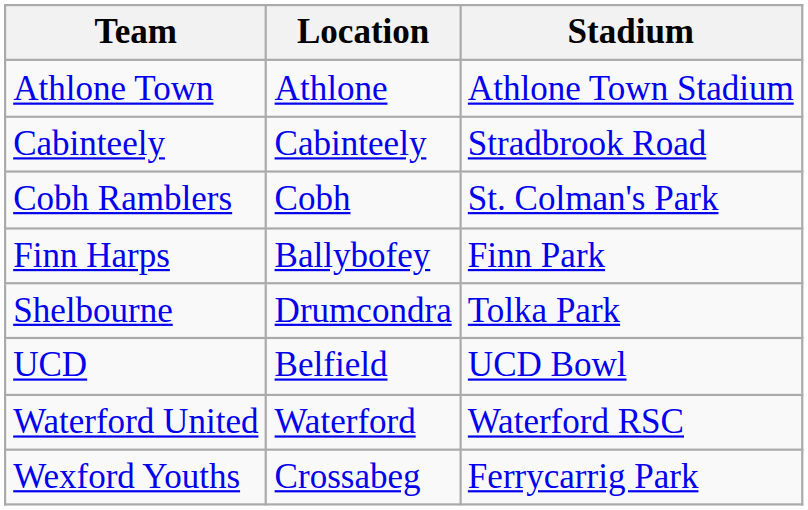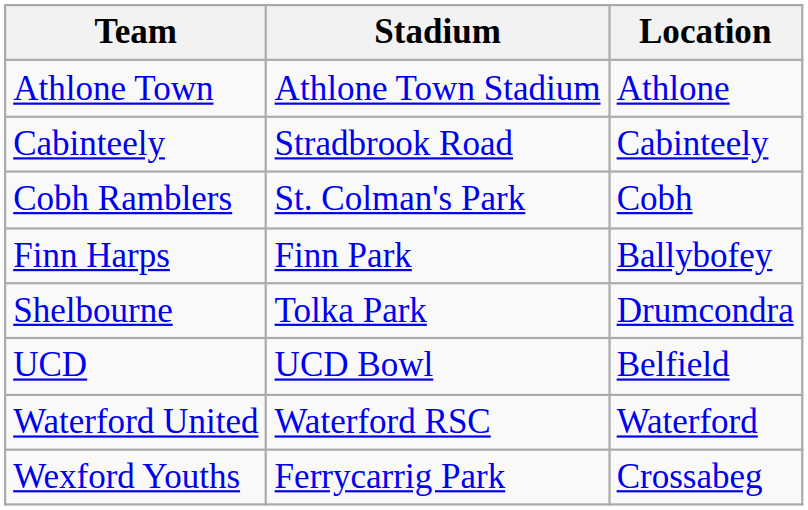columns swapped: (363, 32) <-> (631, 32)
